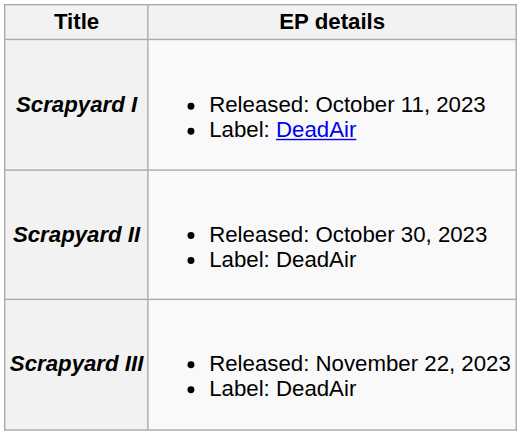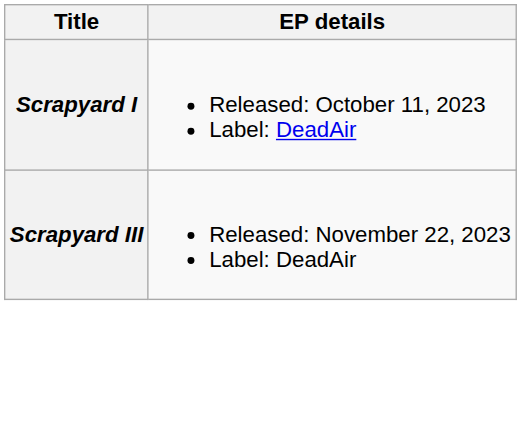- row: (77, 234)
